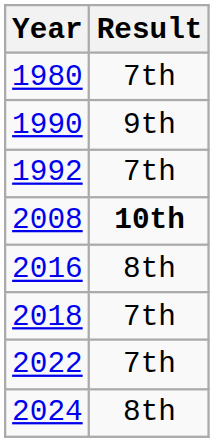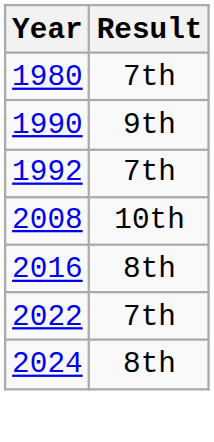(150, 221) bold -> (150, 221) normal
- row: (47, 316)
